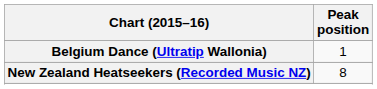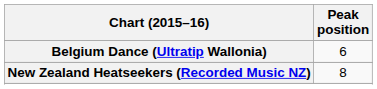(343, 51) 1 -> (343, 51) 6
